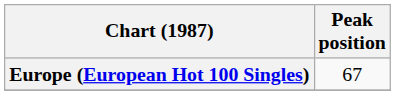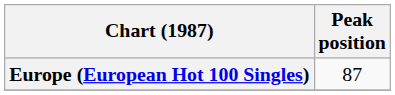(352, 74) 67 -> (352, 74) 87
